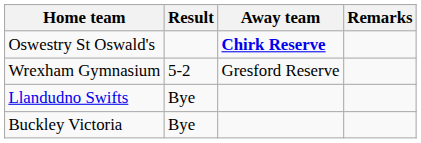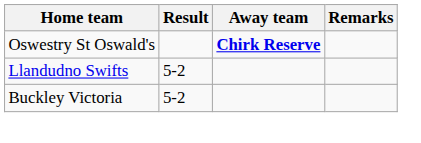- row: (84, 71)
(182, 97) Bye -> (174, 71) 5-2
(182, 124) Bye -> (174, 97) 5-2
